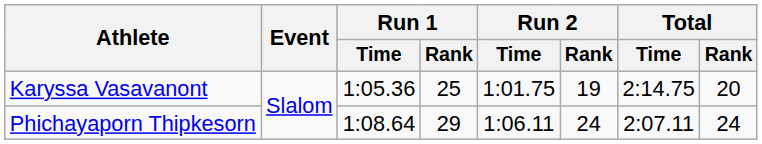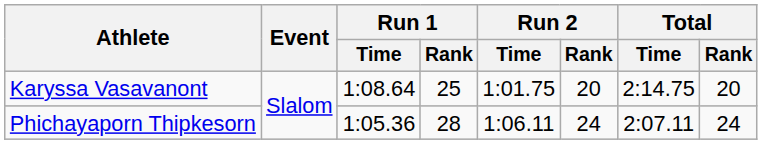(379, 89) 1:05.36 -> (379, 89) 1:08.64
(589, 89) 19 -> (589, 89) 20
(379, 123) 1:08.64 -> (379, 123) 1:05.36
(449, 123) 29 -> (449, 123) 28
